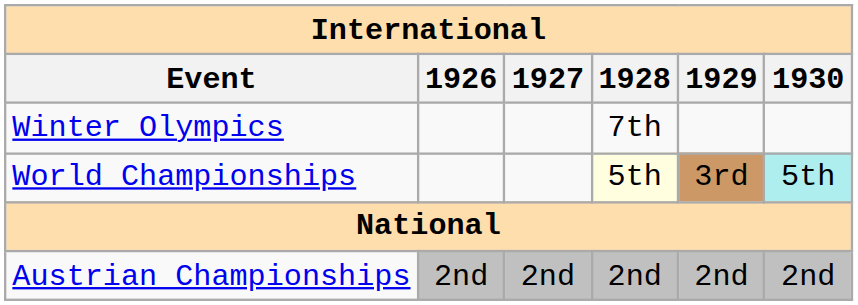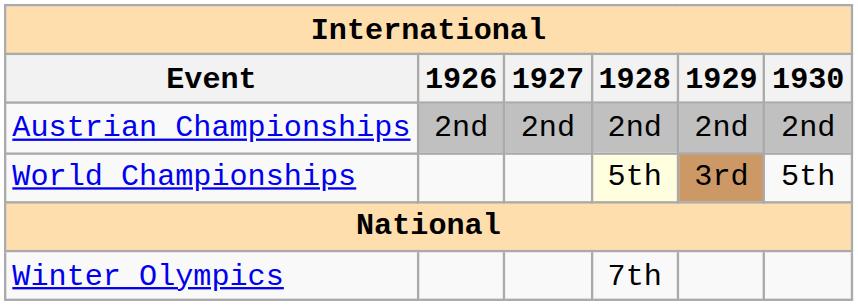rows swapped: (148, 128) <-> (211, 276)
(808, 177) paleturquoise background -> (808, 177) no background
